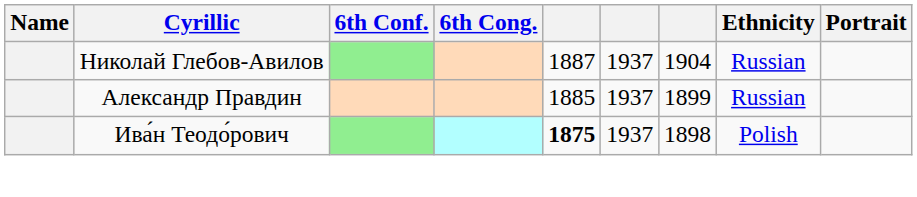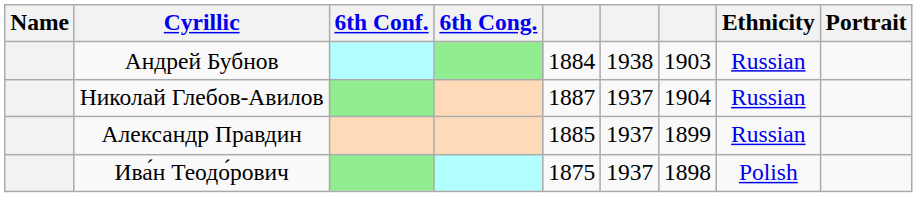+ row: (202, 60)
(572, 135) bold -> (572, 172) normal
